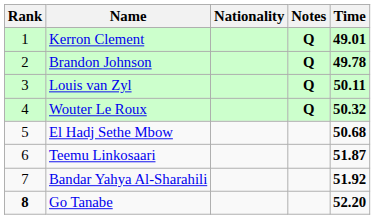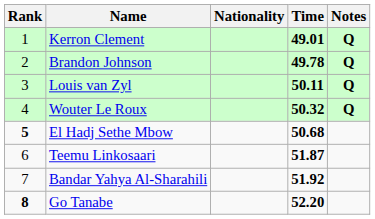columns swapped: (350, 16) <-> (309, 16)
(25, 132) normal -> (25, 132) bold
